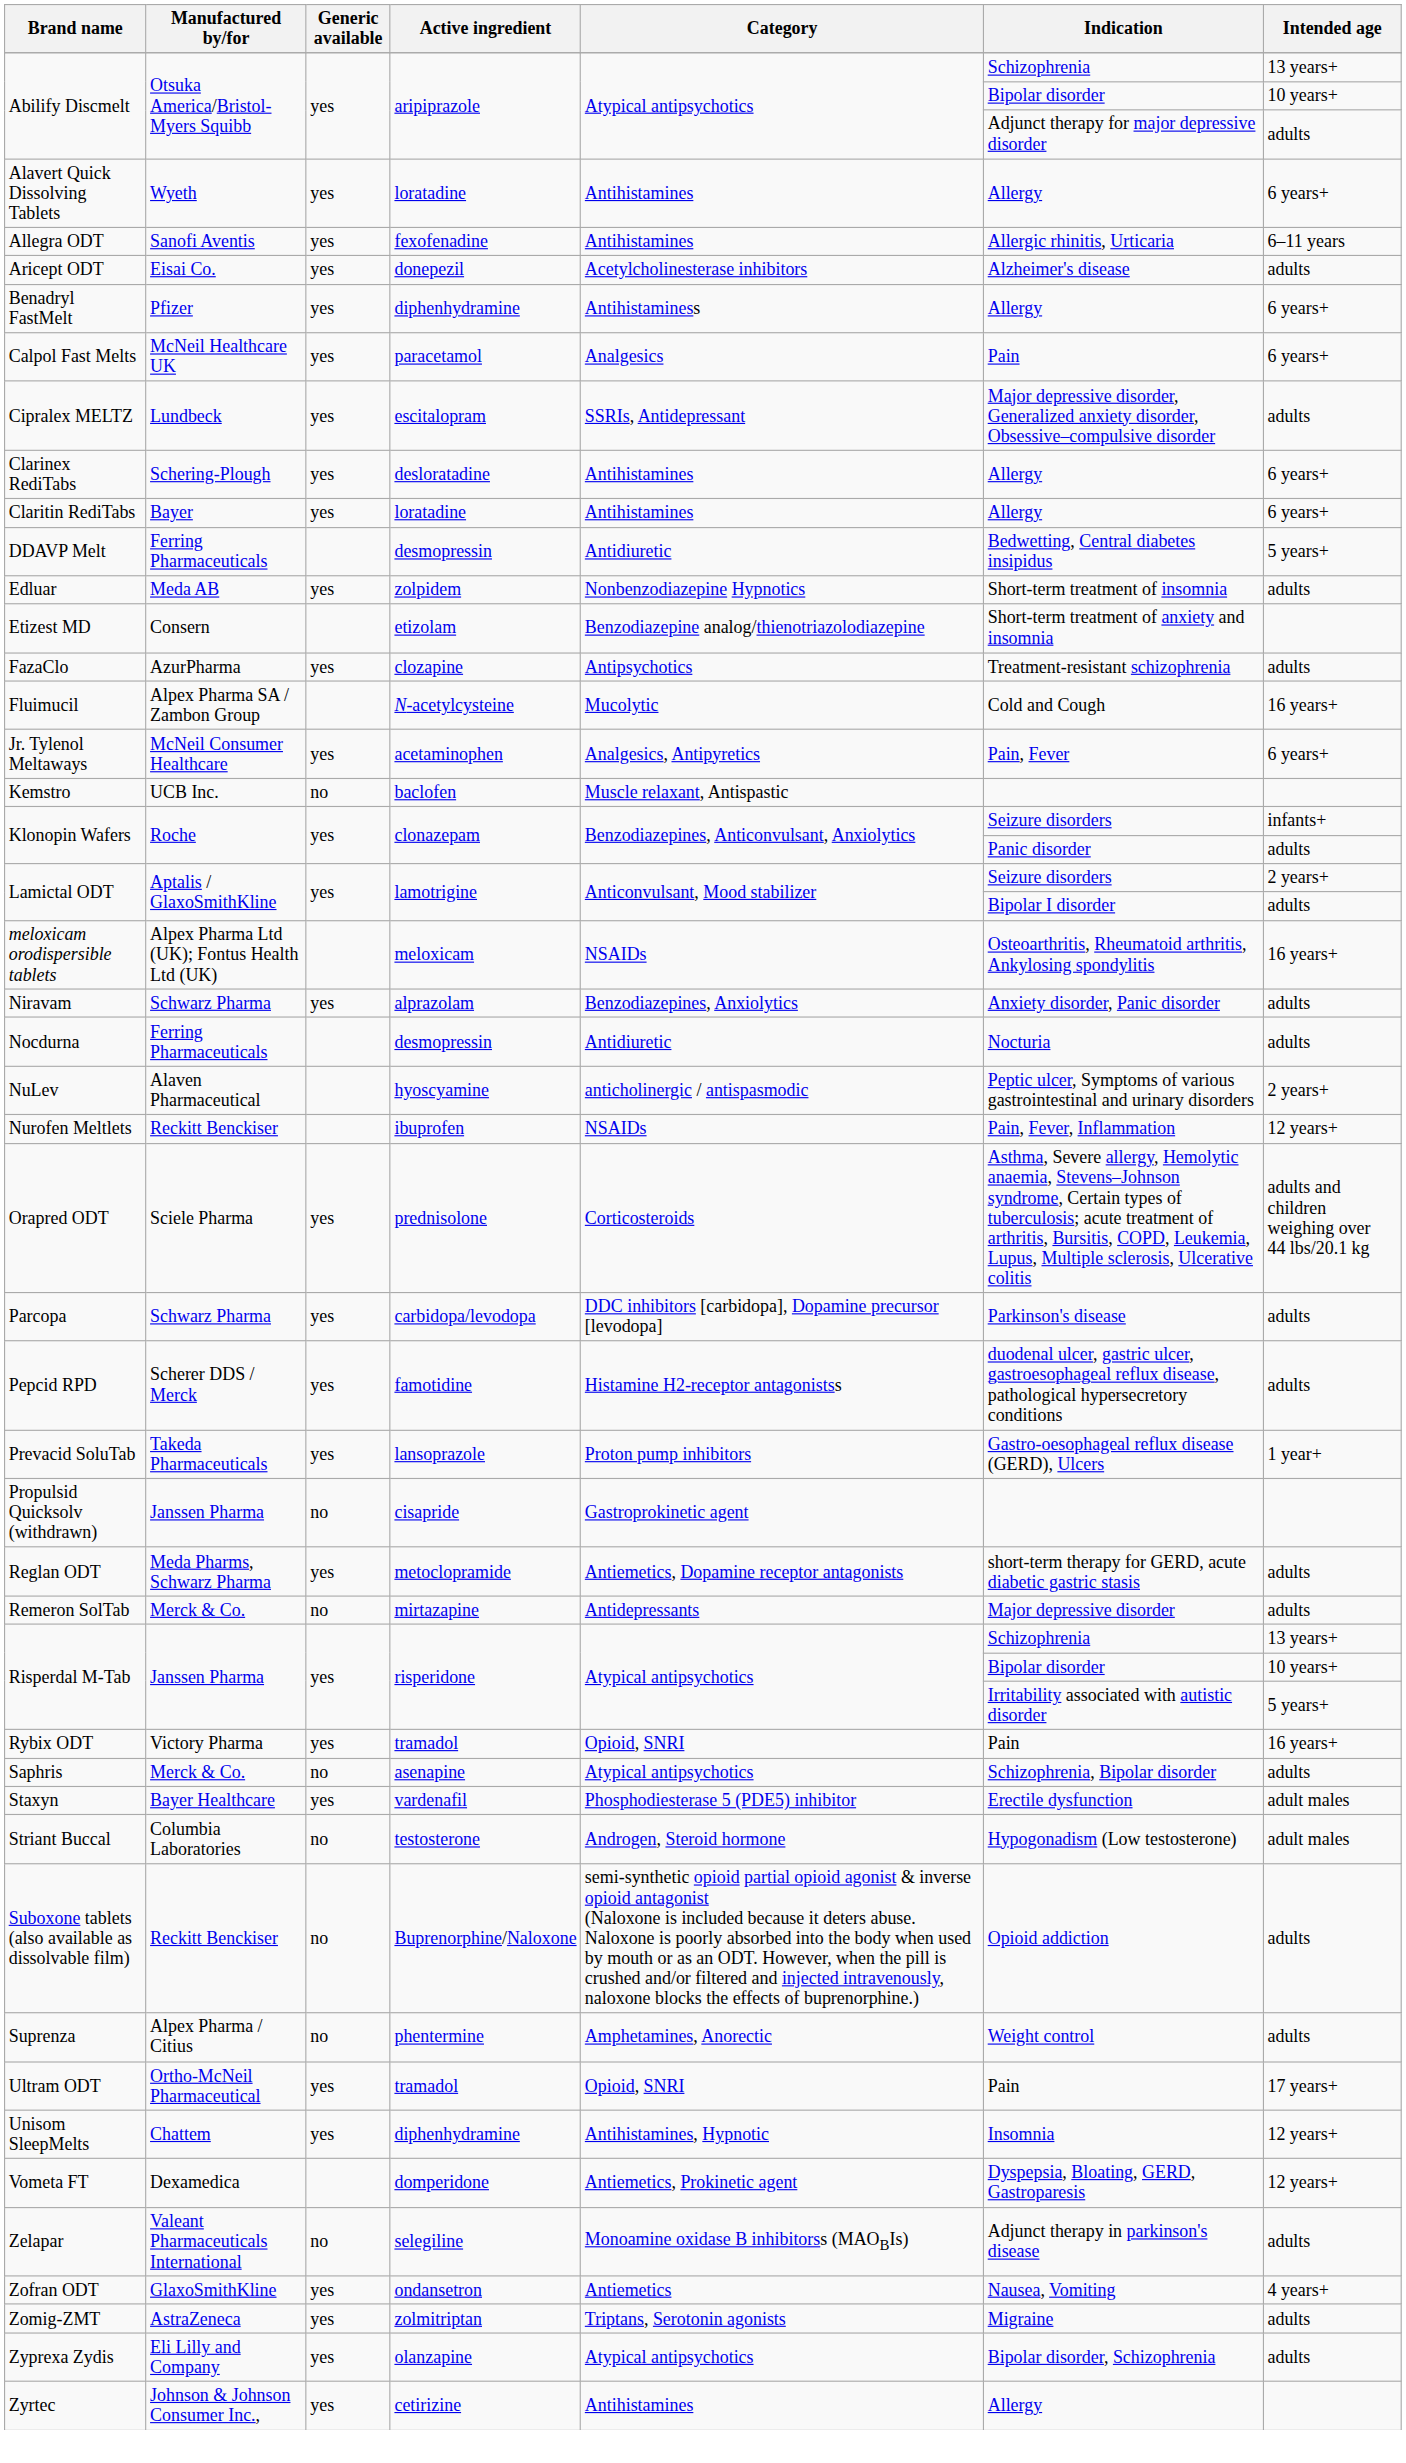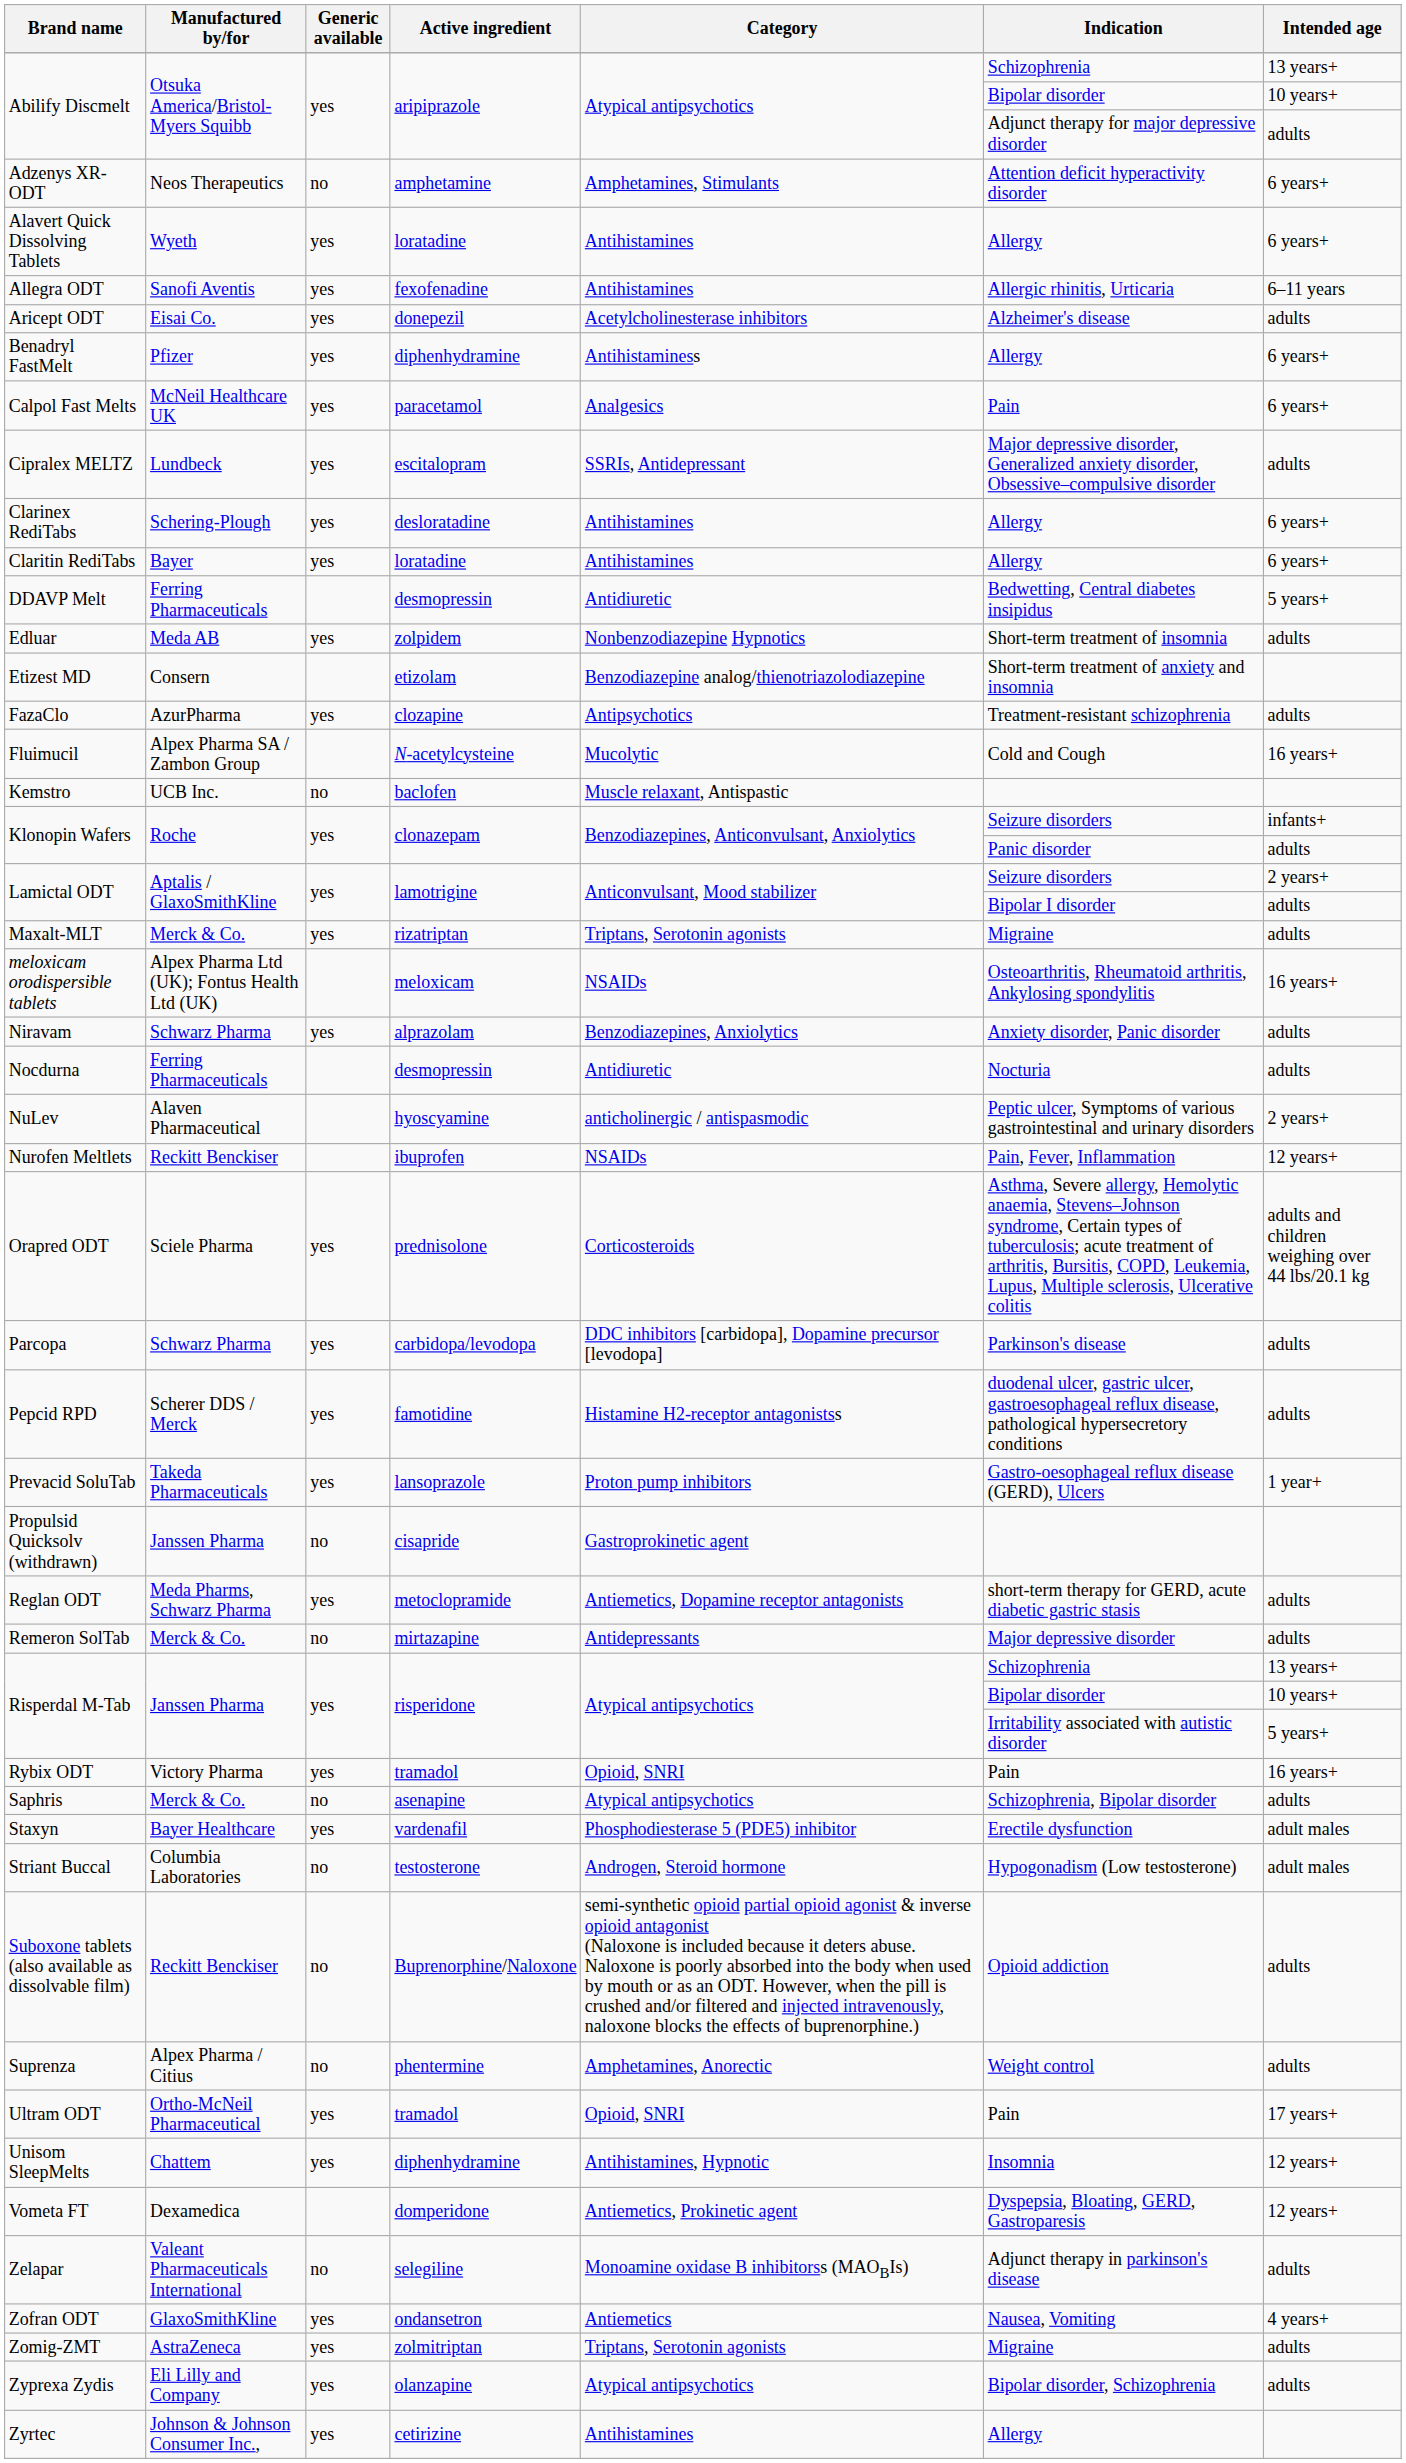+ row: (58, 182)
- row: (48, 753)
+ row: (55, 934)
